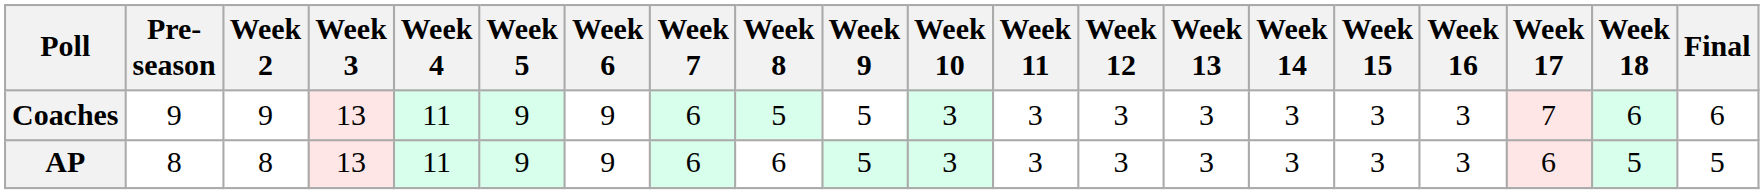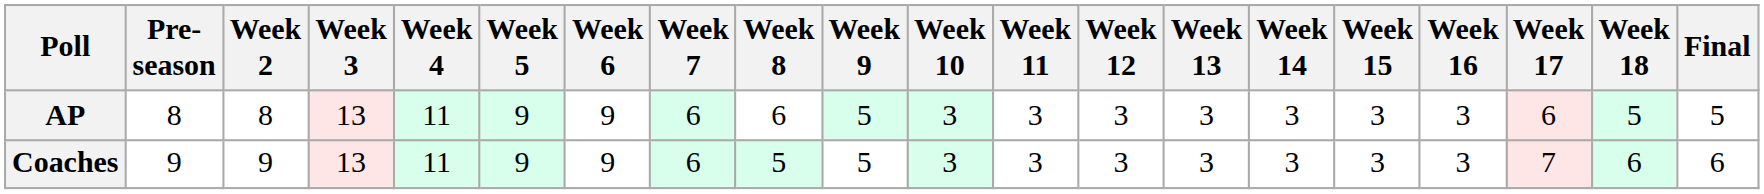rows swapped: (65, 163) <-> (65, 114)
